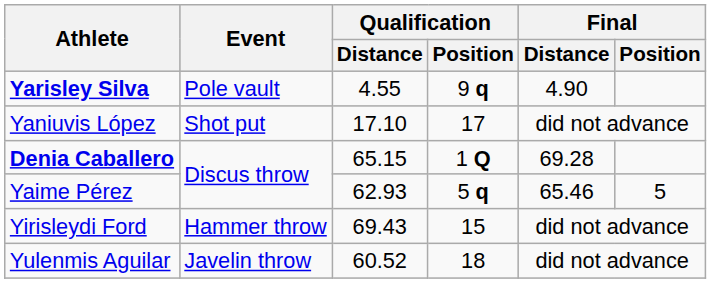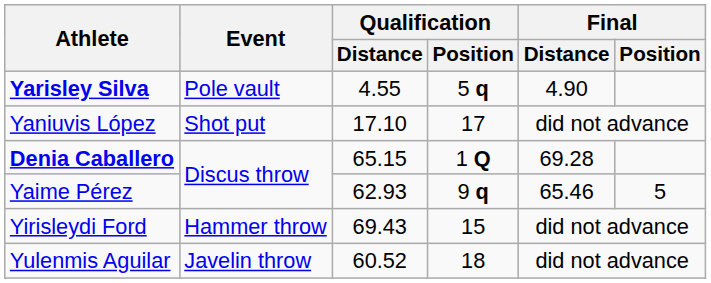(473, 89) 9 q -> (473, 89) 5 q
(473, 192) 5 q -> (473, 192) 9 q
